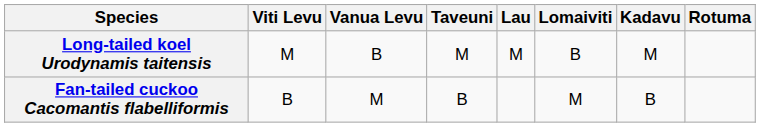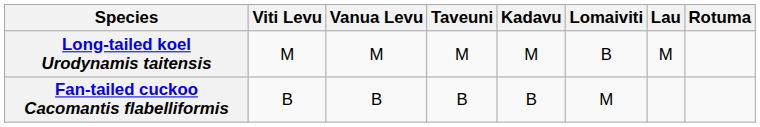columns swapped: (650, 17) <-> (516, 17)
(377, 53) B -> (377, 53) M
(377, 99) M -> (377, 99) B
